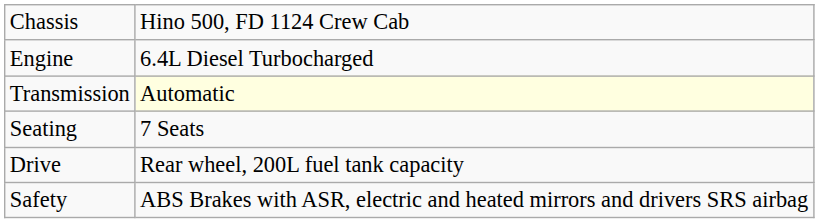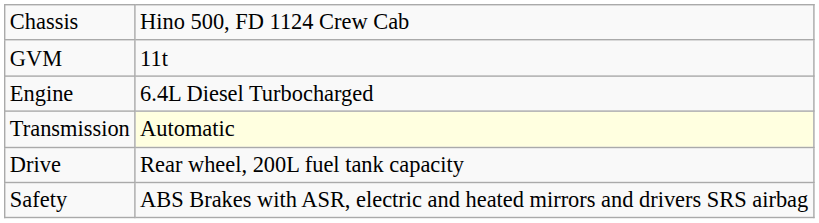+ row: (36, 57)
- row: (43, 128)
